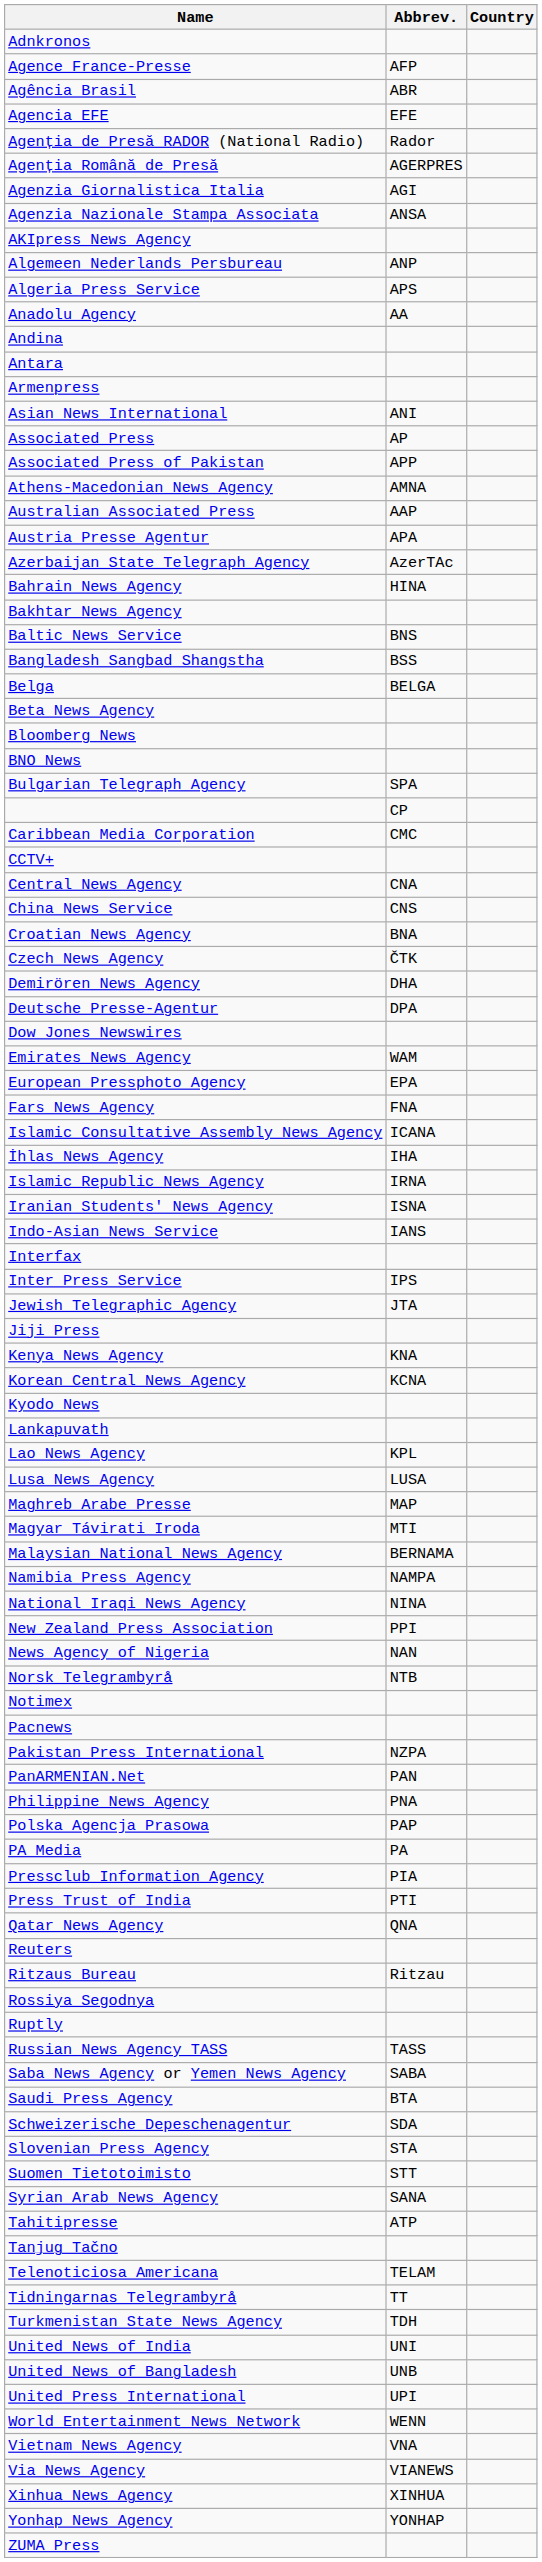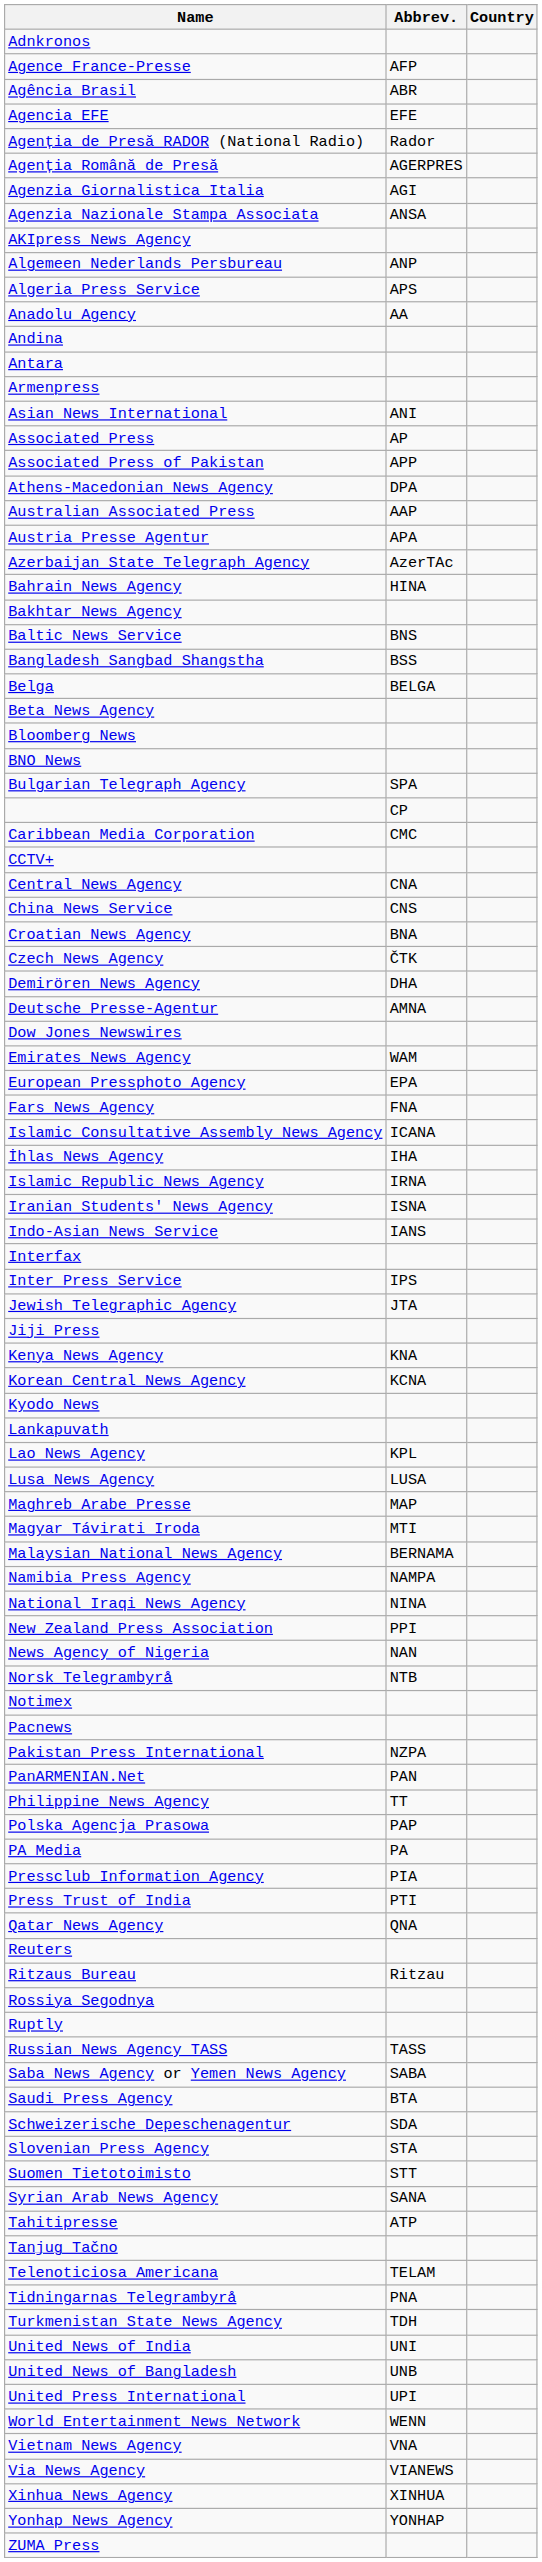(408, 488) AMNA -> (403, 488) DPA
(403, 1009) DPA -> (408, 1009) AMNA
(403, 1802) PNA -> (399, 1802) TT
(399, 2298) TT -> (403, 2298) PNA
